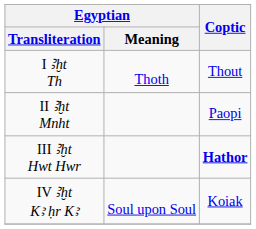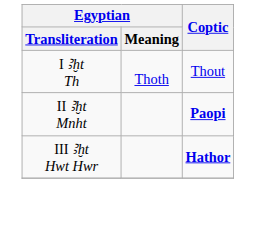(225, 114) normal -> (208, 114) bold
- row: (54, 202)
